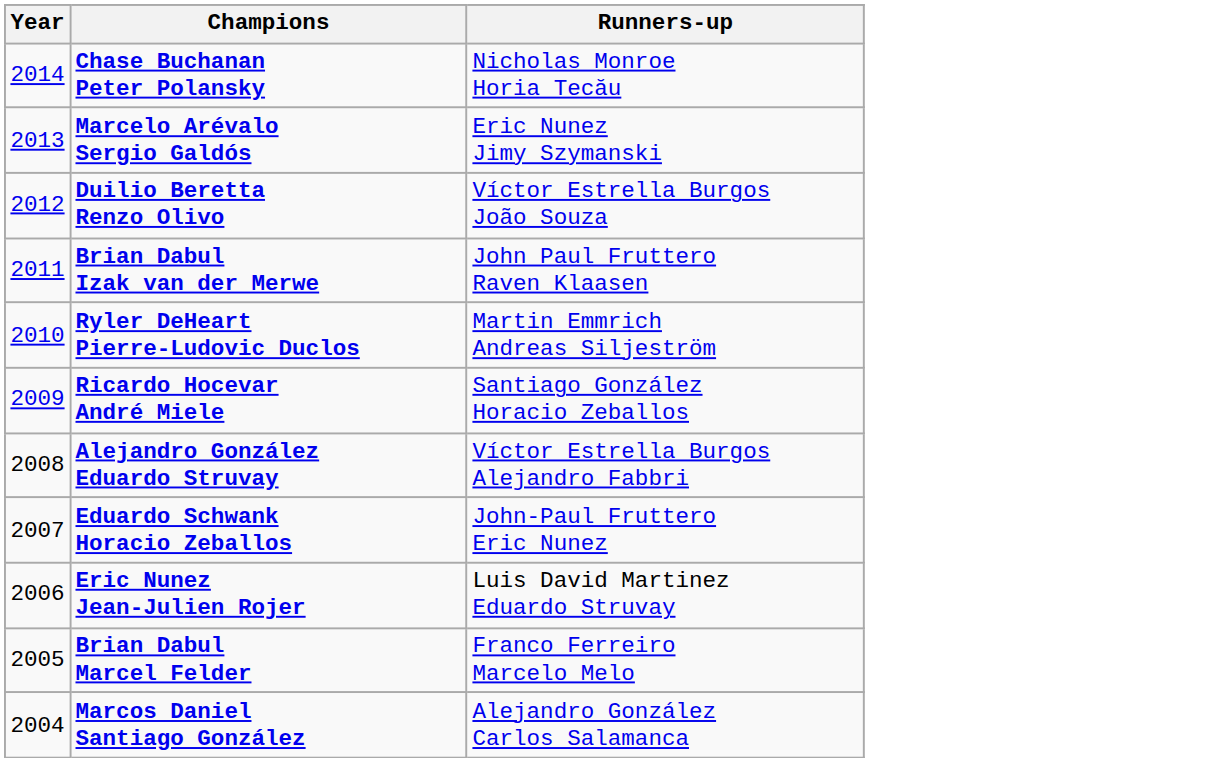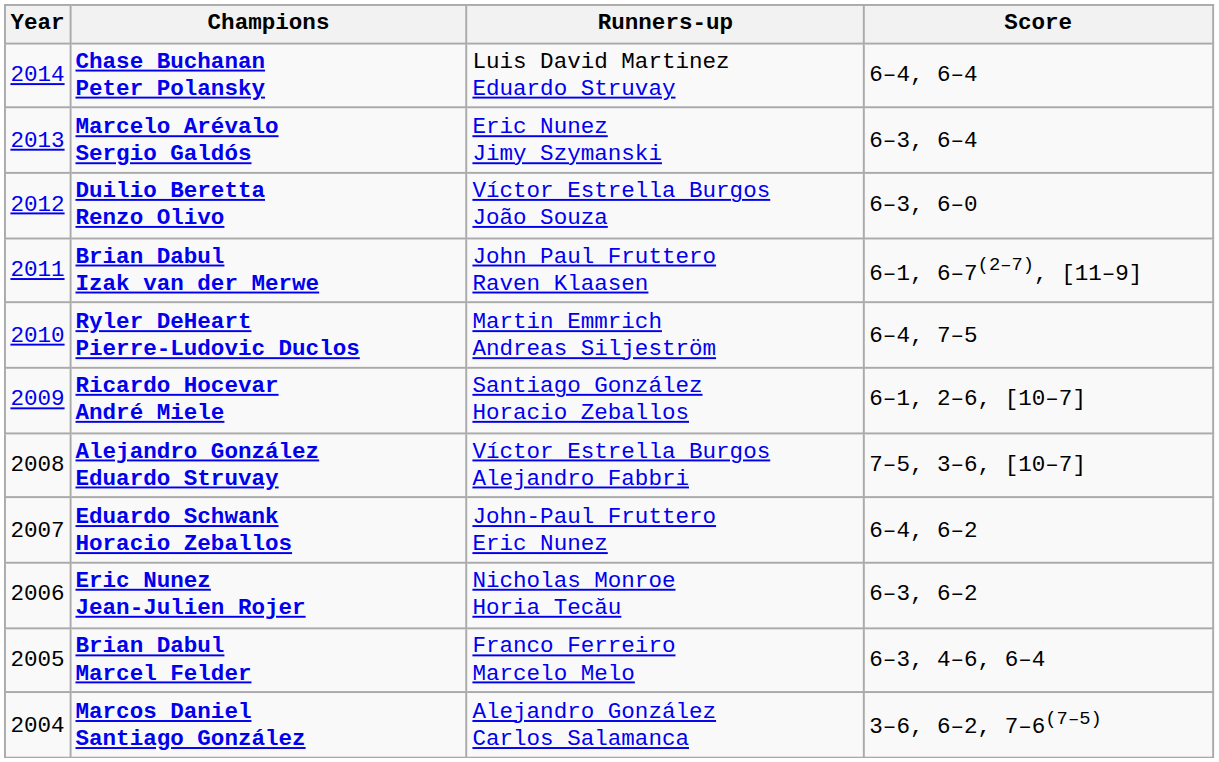+ column: (1038, 24)
(574, 75) Nicholas Monroe Horia Tecău -> (601, 75) Luis David Martinez Eduardo Struvay
(601, 595) Luis David Martinez Eduardo Struvay -> (574, 595) Nicholas Monroe Horia Tecău
